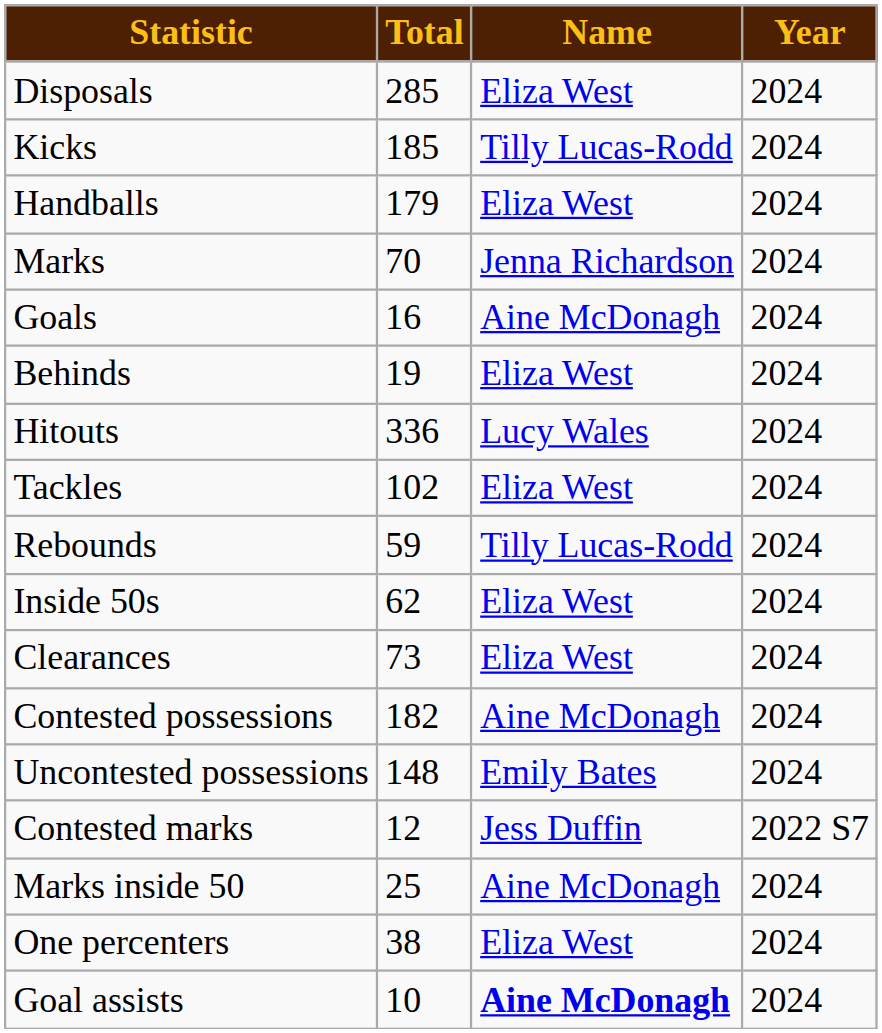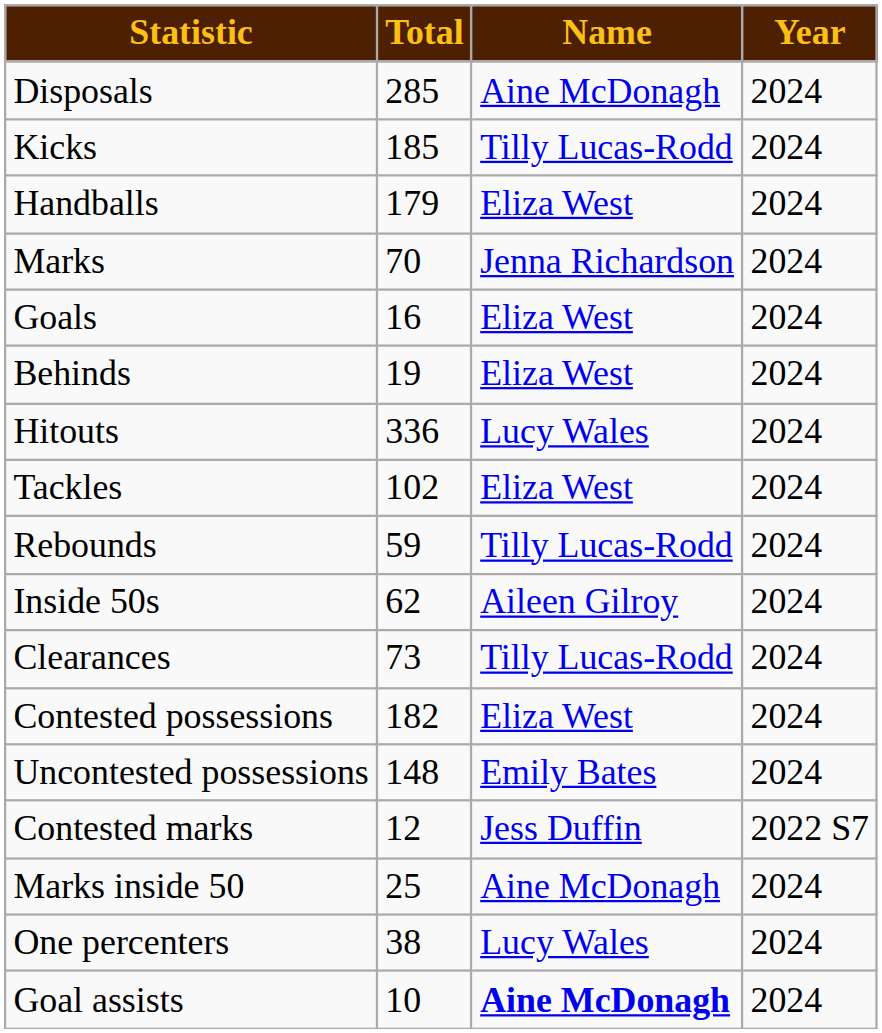(557, 89) Eliza West -> (600, 89) Aine McDonagh
(600, 317) Aine McDonagh -> (557, 317) Eliza West
(557, 601) Eliza West -> (579, 601) Aileen Gilroy
(557, 658) Eliza West -> (606, 658) Tilly Lucas-Rodd
(600, 715) Aine McDonagh -> (557, 715) Eliza West
(557, 942) Eliza West -> (564, 942) Lucy Wales
